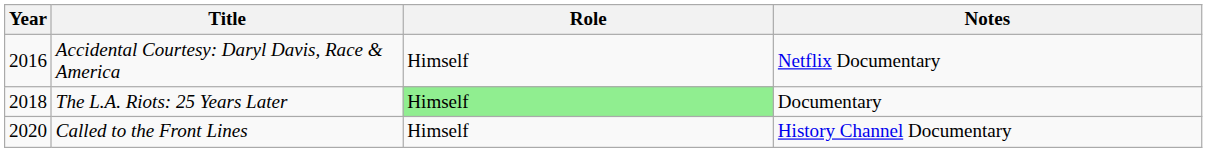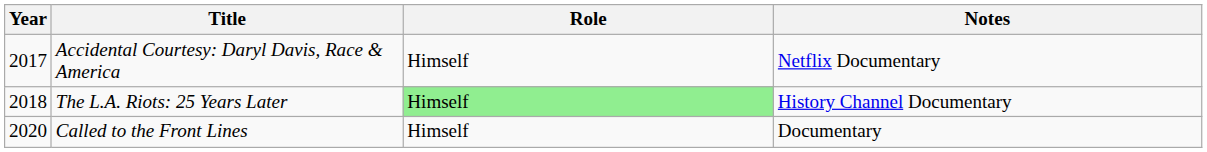(28, 60) 2016 -> (28, 60) 2017
(830, 101) Documentary -> (895, 101) History Channel Documentary
(895, 131) History Channel Documentary -> (830, 131) Documentary
